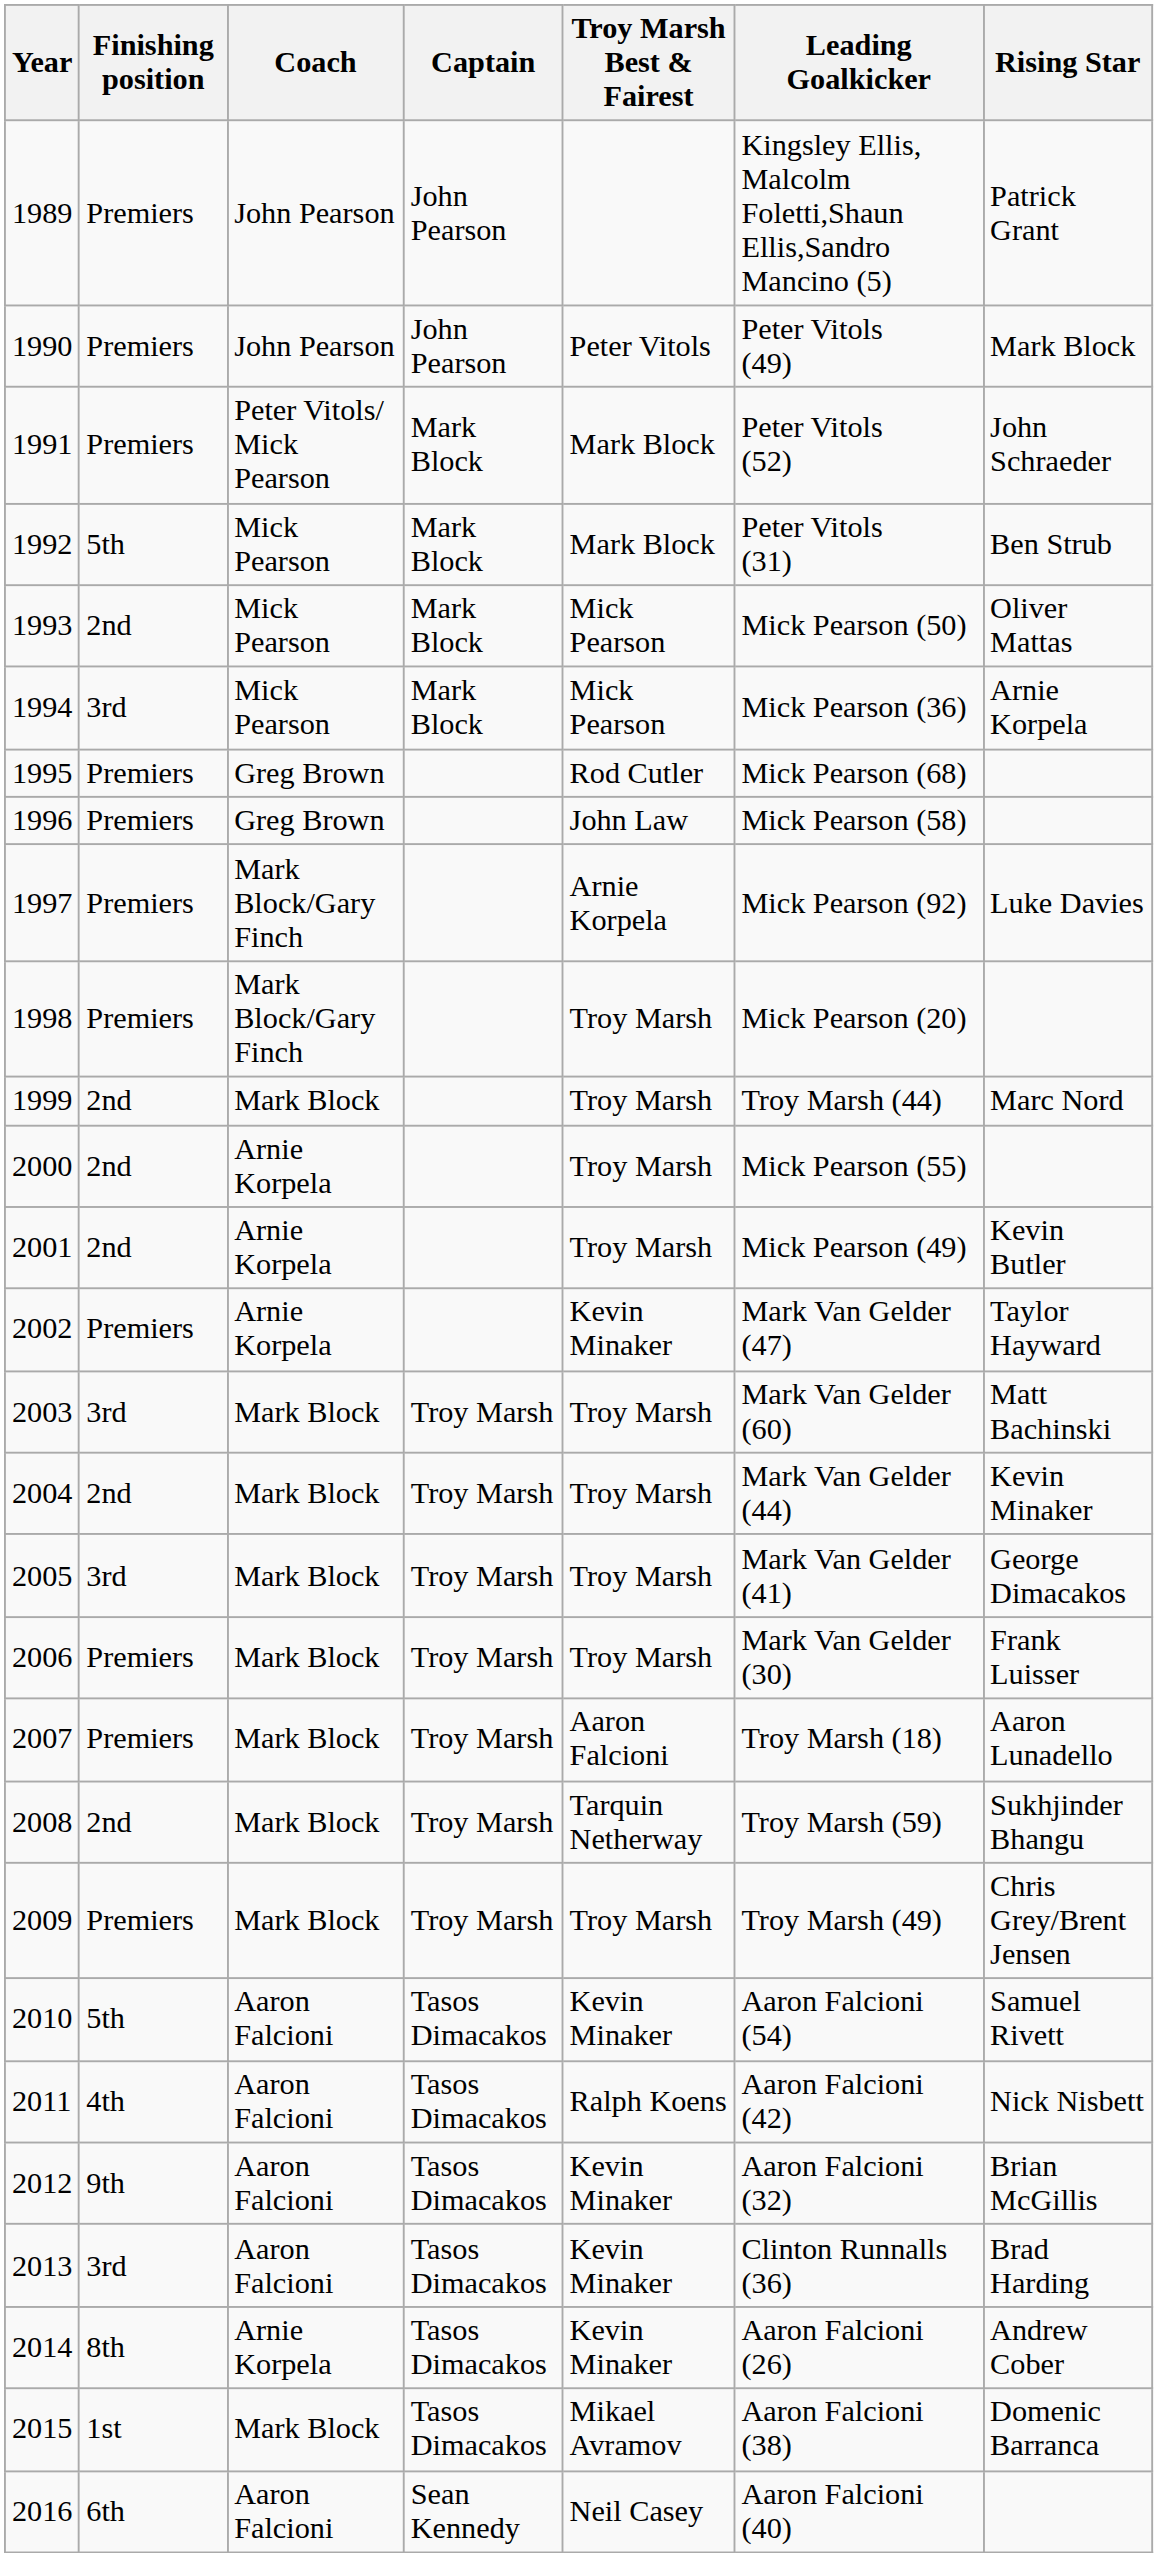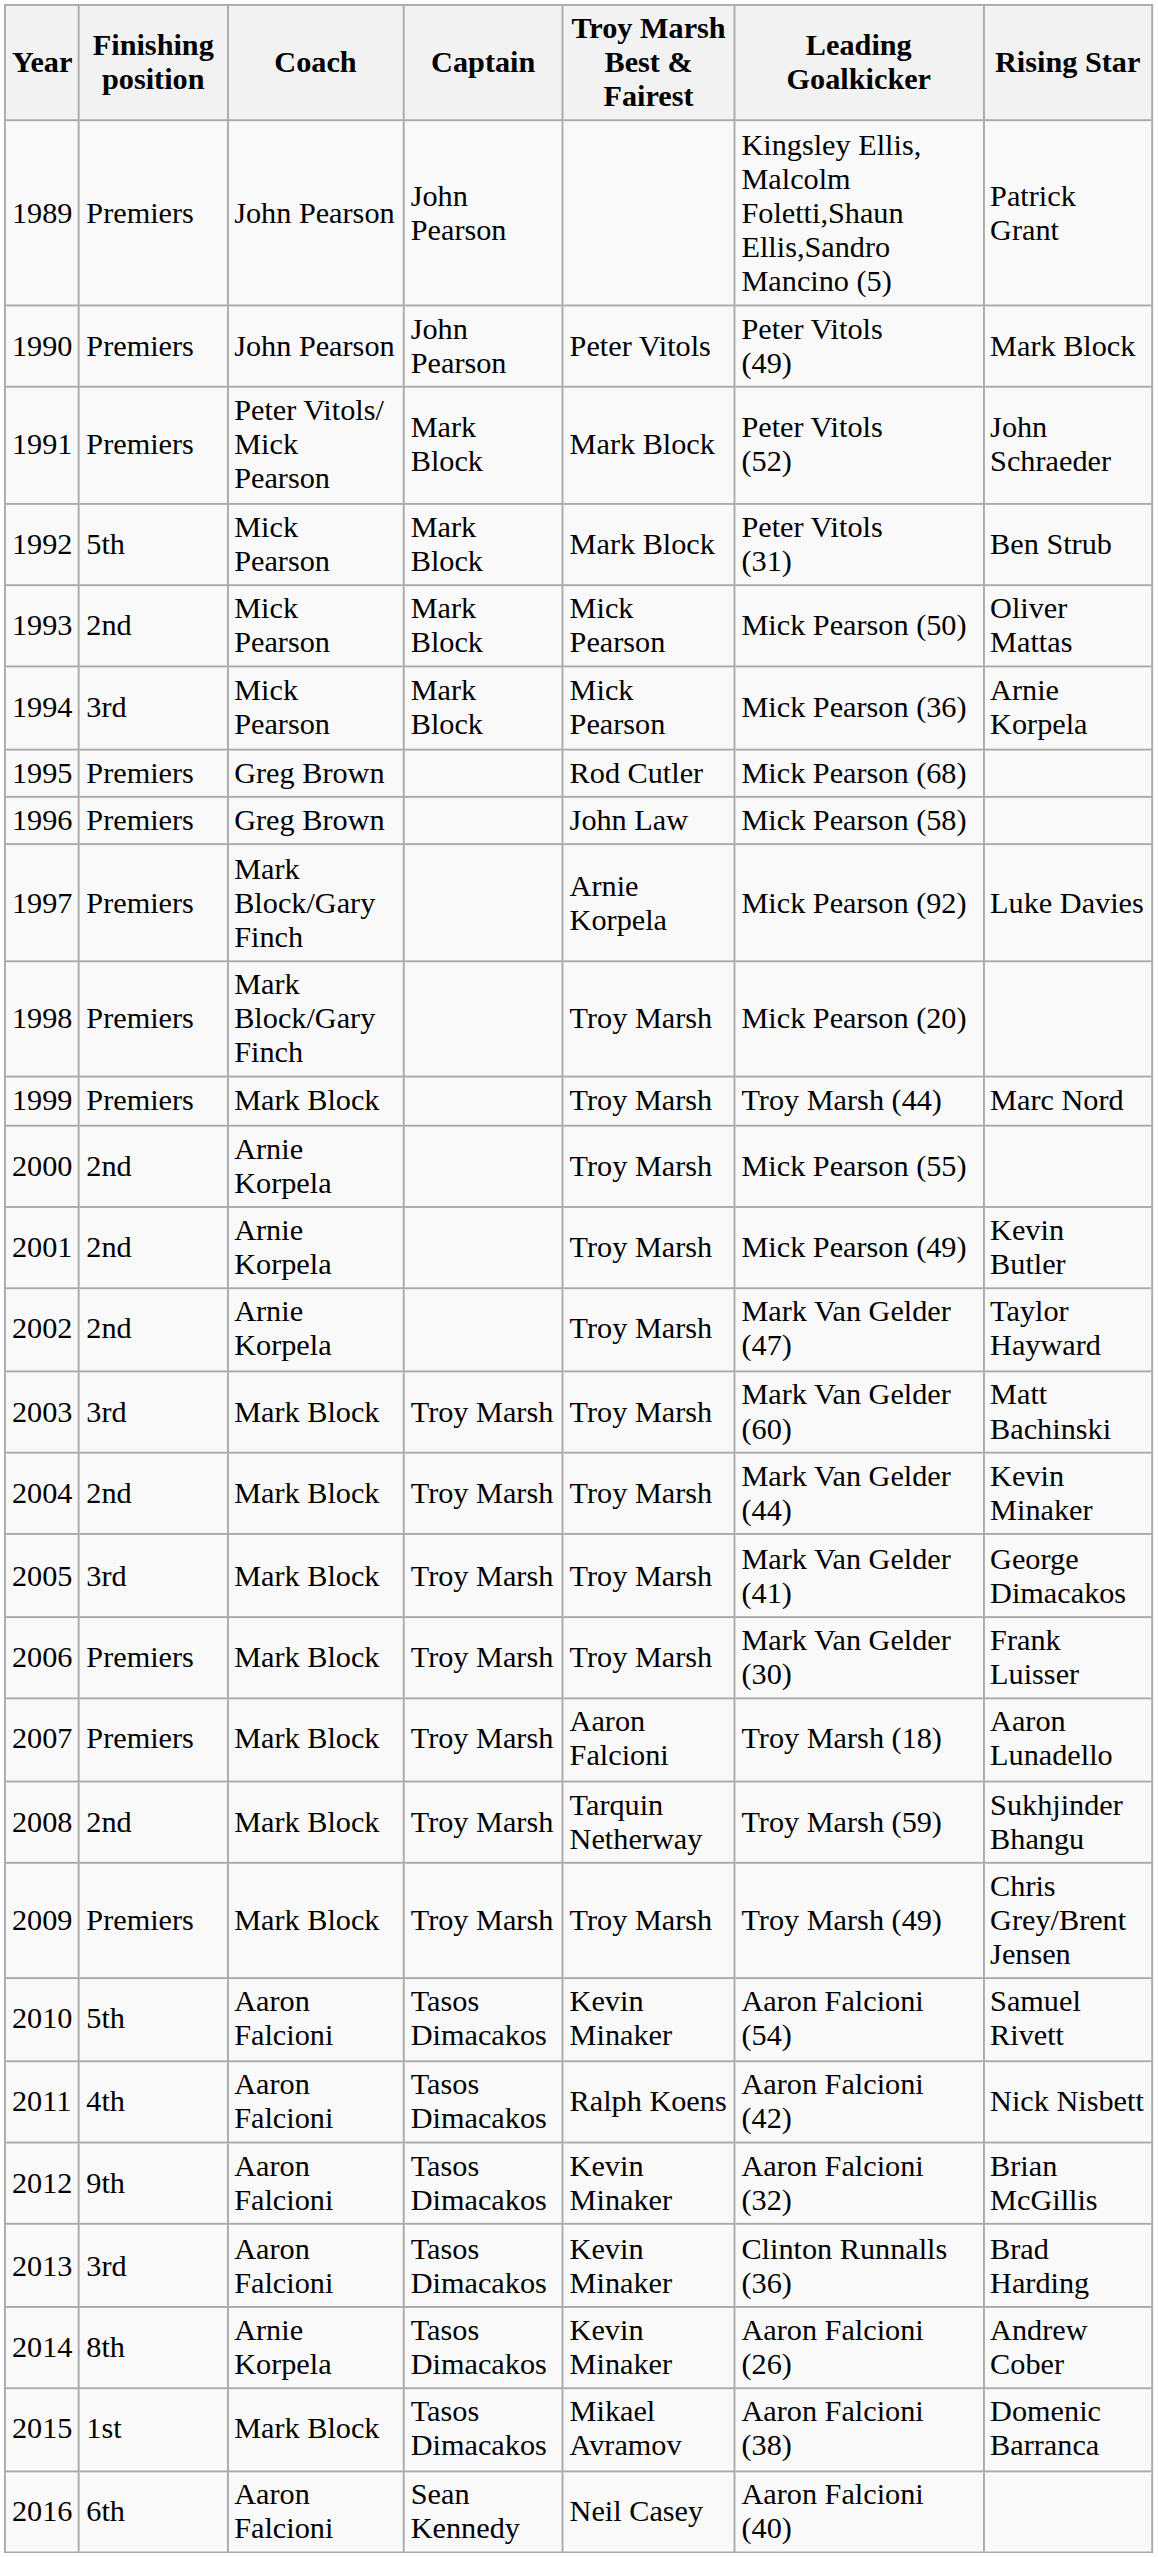(109, 1100) 2nd -> (140, 1100) Premiers
(140, 1329) Premiers -> (109, 1329) 2nd
(621, 1329) Kevin Minaker -> (641, 1329) Troy Marsh
